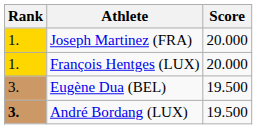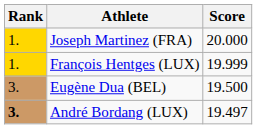(227, 64) 20.000 -> (227, 64) 19.999
(227, 111) 19.500 -> (227, 111) 19.497
